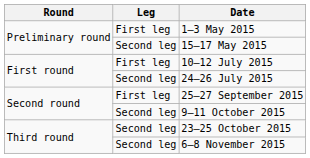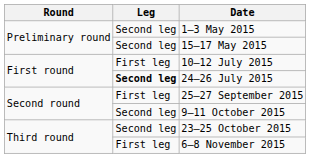(143, 29) First leg -> (146, 29) Second leg
(146, 79) normal -> (146, 79) bold
(146, 145) Second leg -> (143, 145) First leg
